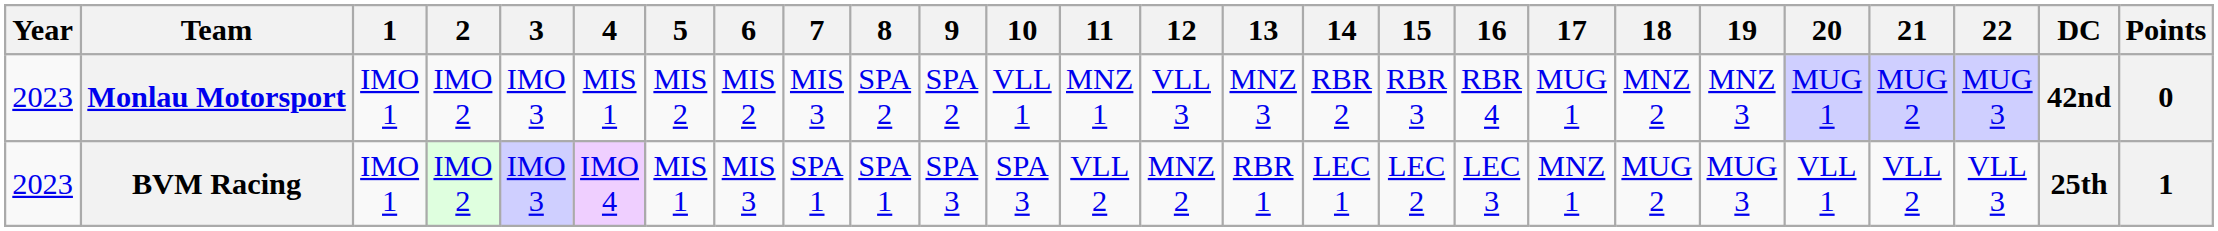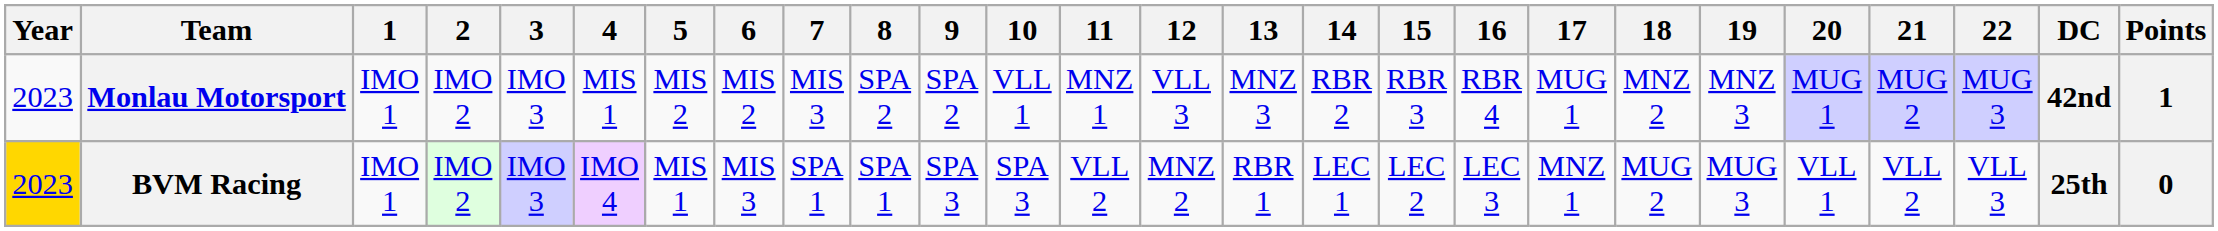(2166, 96) 0 -> (2166, 96) 1
(43, 182) no background -> (43, 182) gold background
(2166, 182) 1 -> (2166, 182) 0
